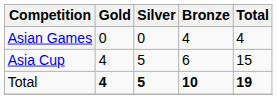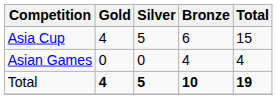rows swapped: (50, 37) <-> (36, 60)
